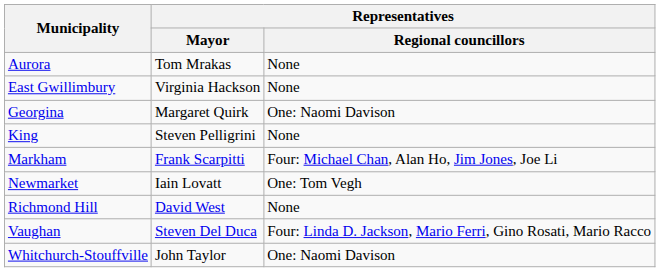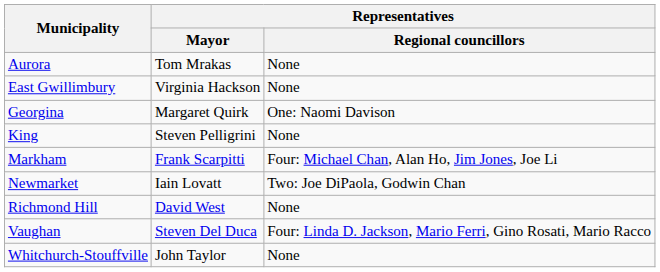(314, 183) One: Tom Vegh -> (366, 183) Two: Joe DiPaola, Godwin Chan
(331, 254) One: Naomi Davison -> (283, 254) None
